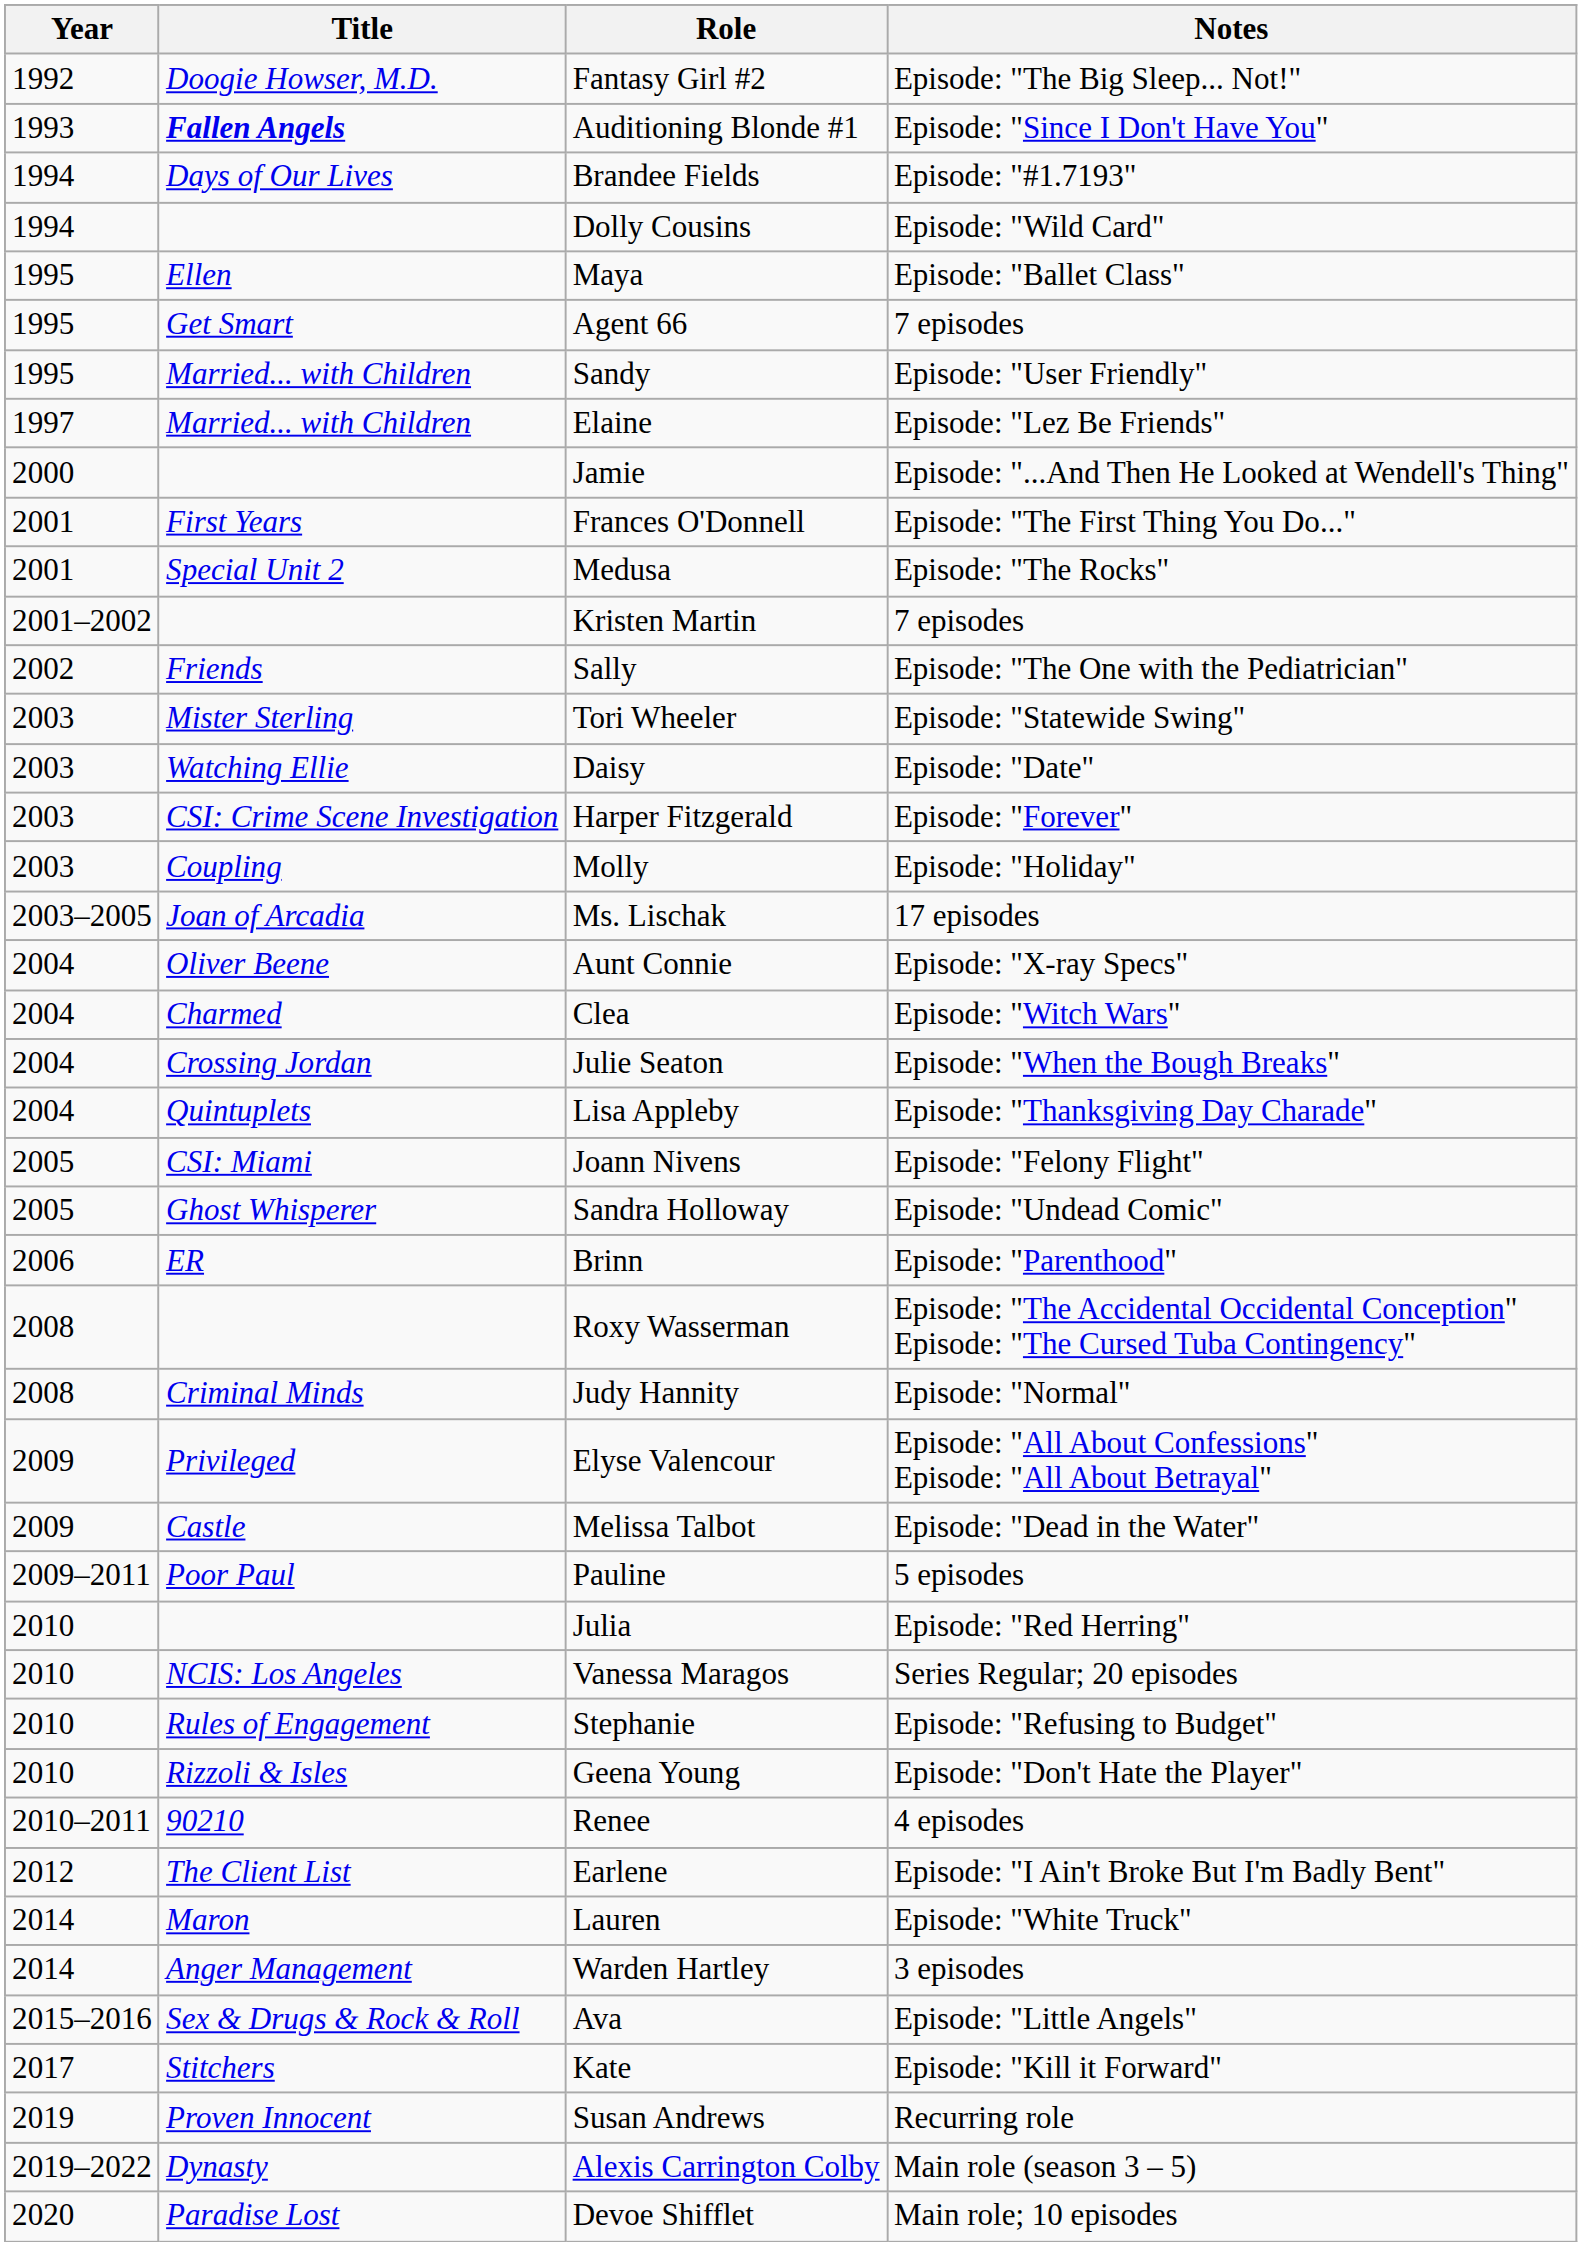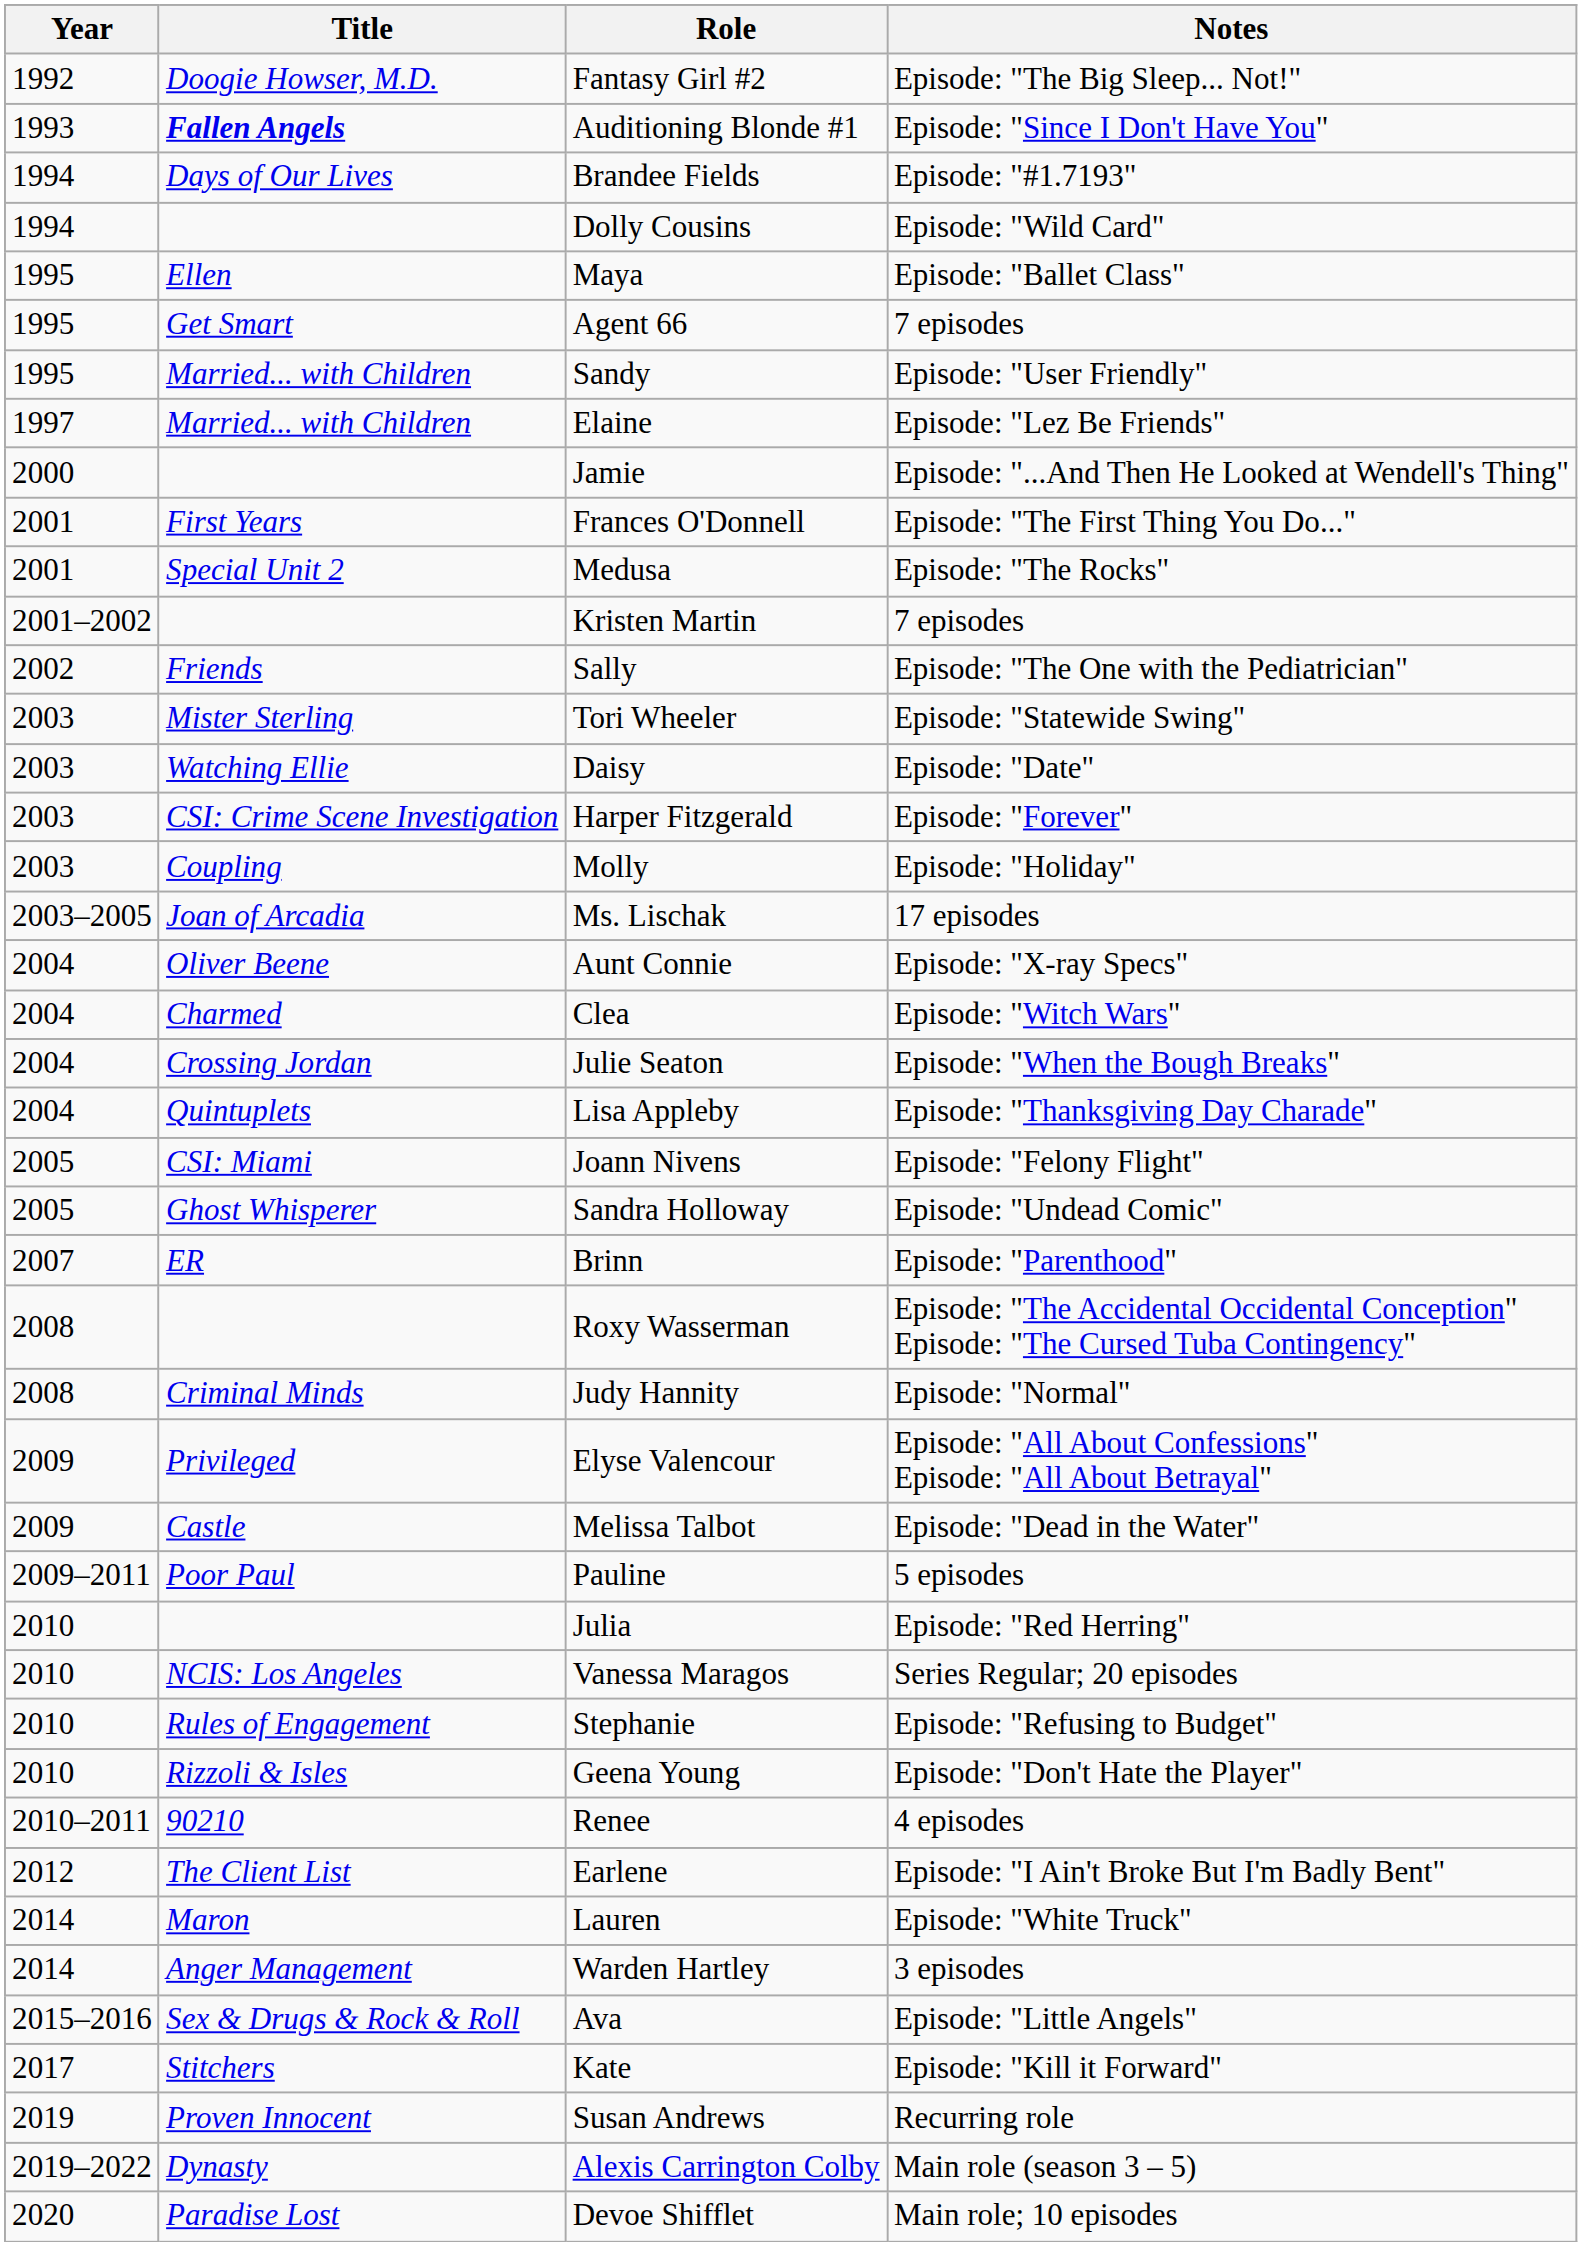(43, 1259) 2006 -> (43, 1259) 2007
